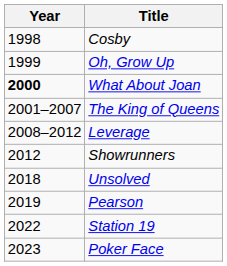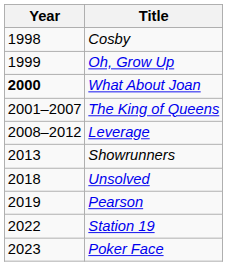(24, 156) 2012 -> (24, 156) 2013
